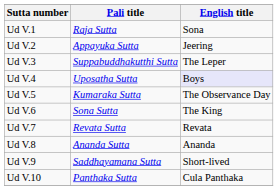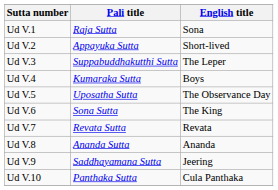(198, 45) Jeering -> (206, 45) Short-lived
(105, 78) Uposatha Sutta -> (107, 78) Kumaraka Sutta
(193, 78) lavender background -> (193, 78) no background
(107, 95) Kumaraka Sutta -> (105, 95) Uposatha Sutta
(206, 161) Short-lived -> (198, 161) Jeering
